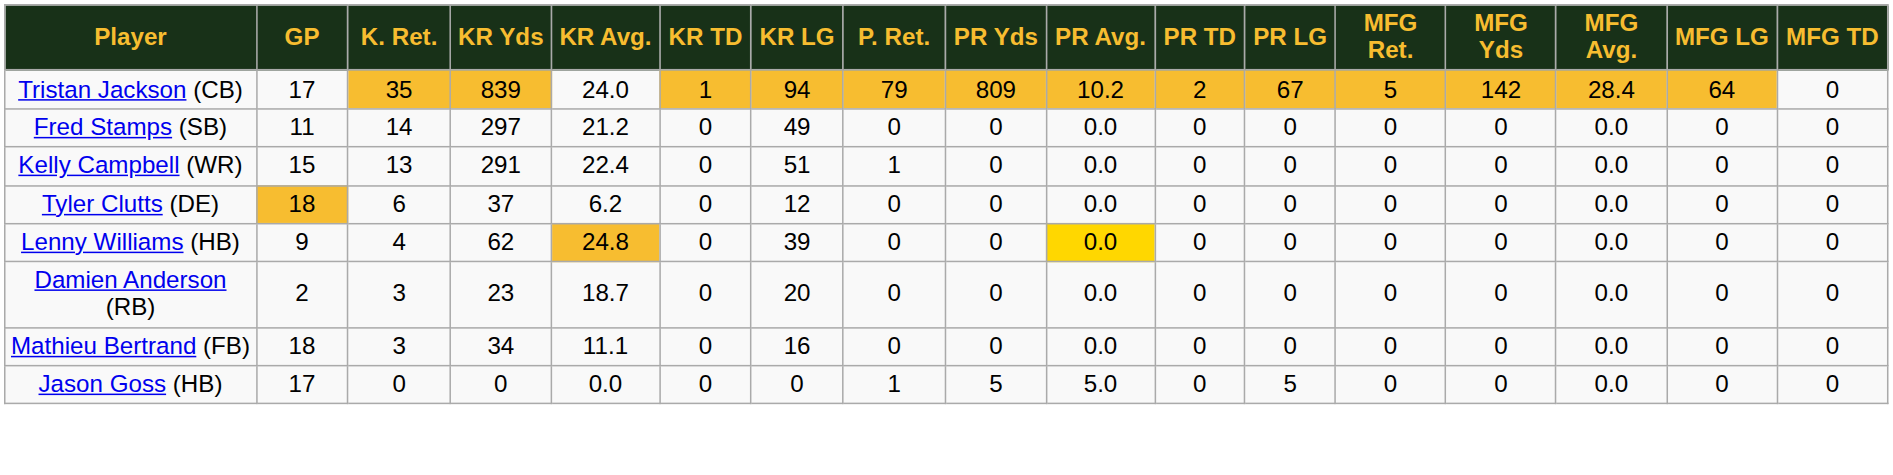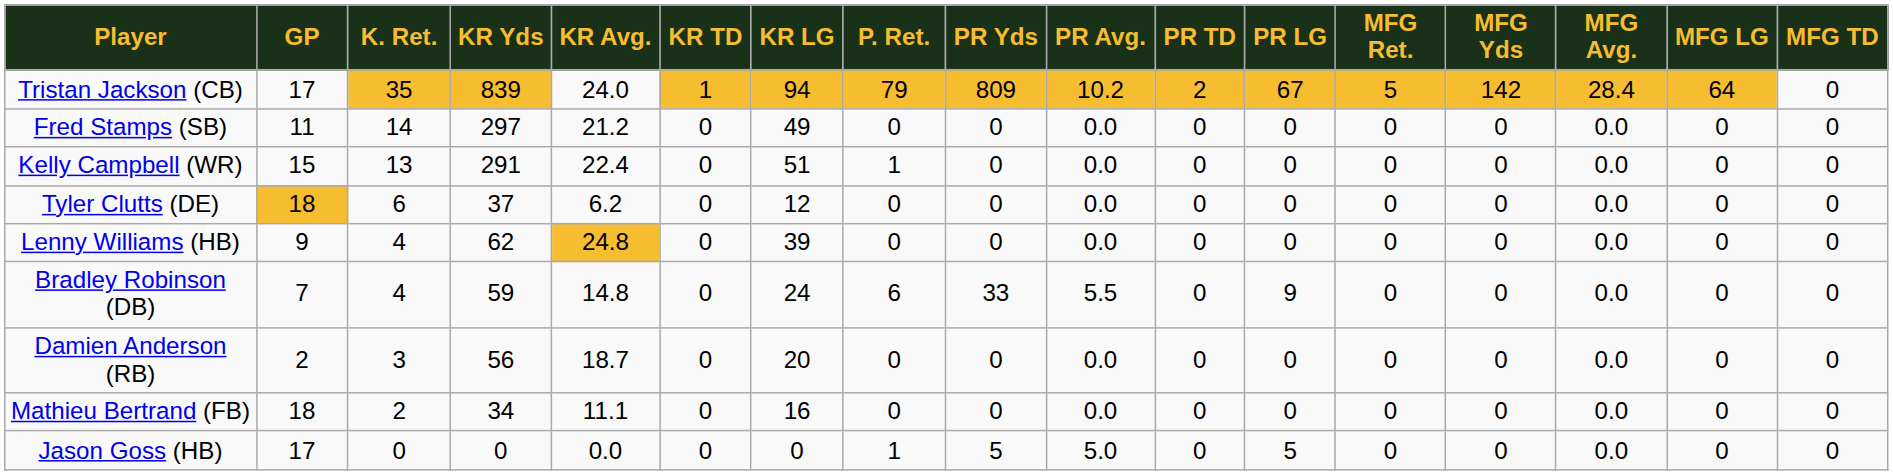(1101, 242) gold background -> (1101, 242) no background
+ row: (130, 294)
(501, 294) 23 -> (501, 359) 56
(399, 346) 3 -> (399, 411) 2
